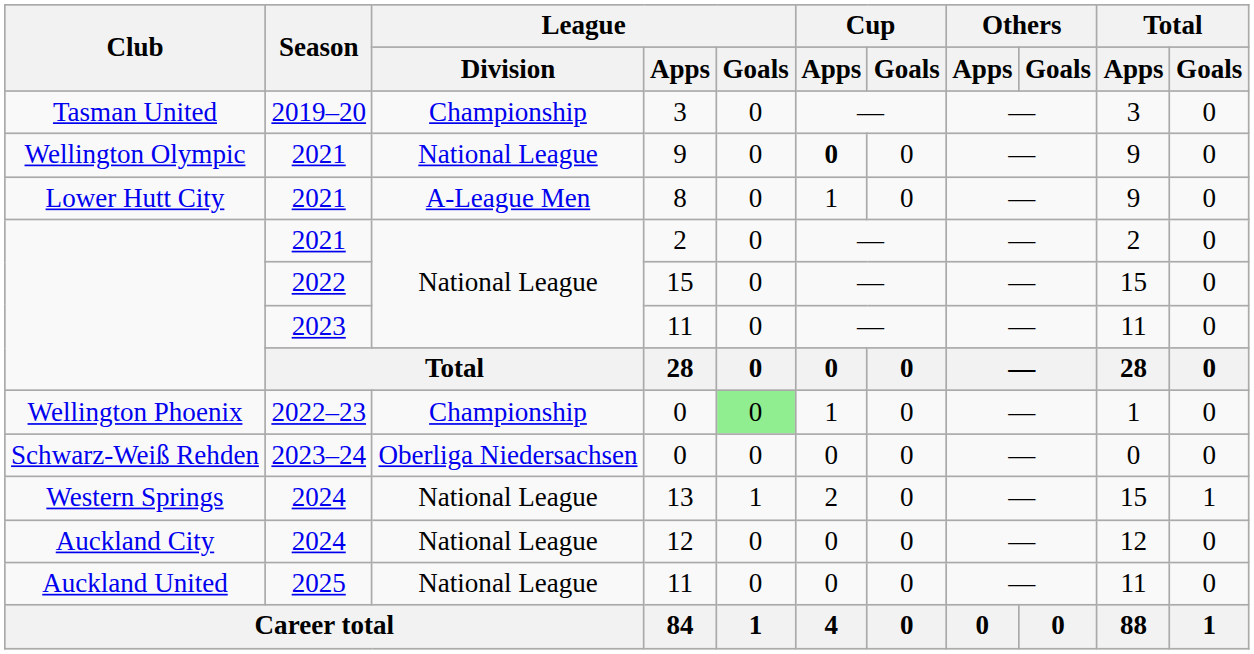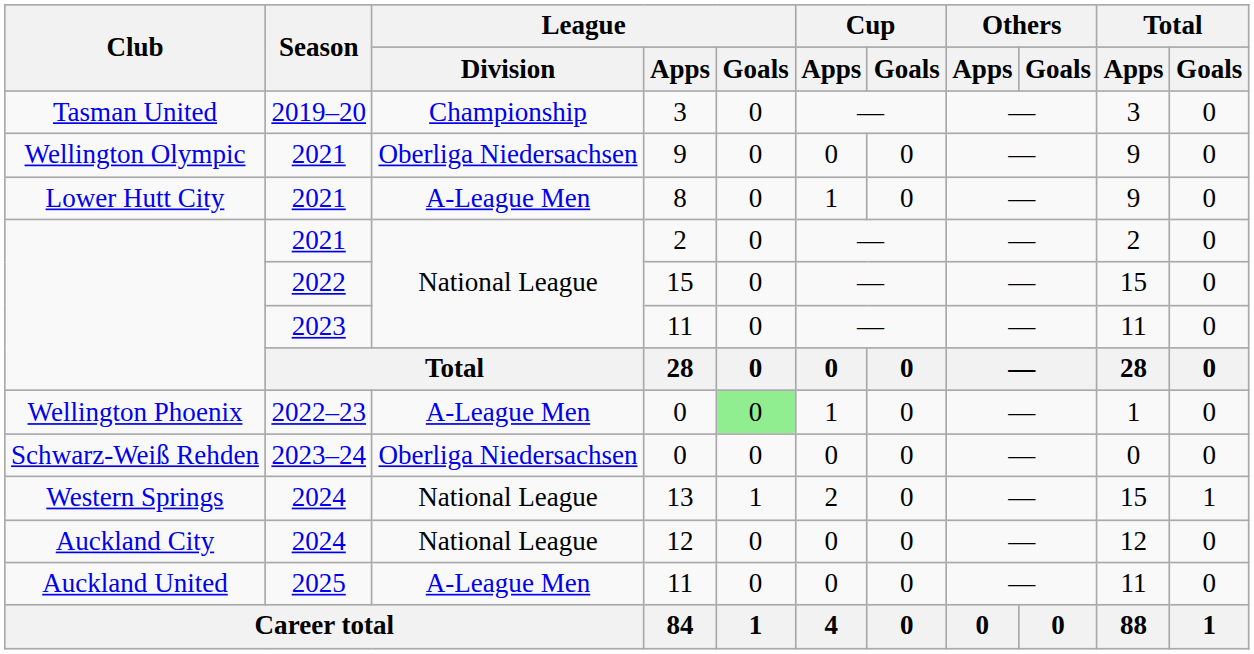(508, 154) National League -> (508, 154) Oberliga Niedersachsen
(831, 154) bold -> (831, 154) normal
(508, 411) Championship -> (508, 411) A-League Men
(508, 583) National League -> (508, 583) A-League Men
